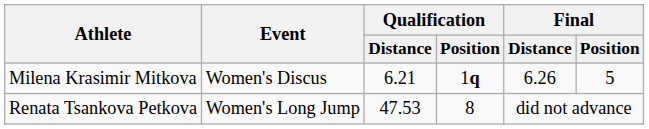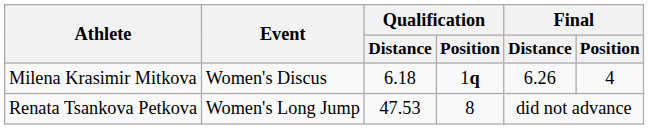(400, 78) 6.21 -> (400, 78) 6.18
(610, 78) 5 -> (610, 78) 4
